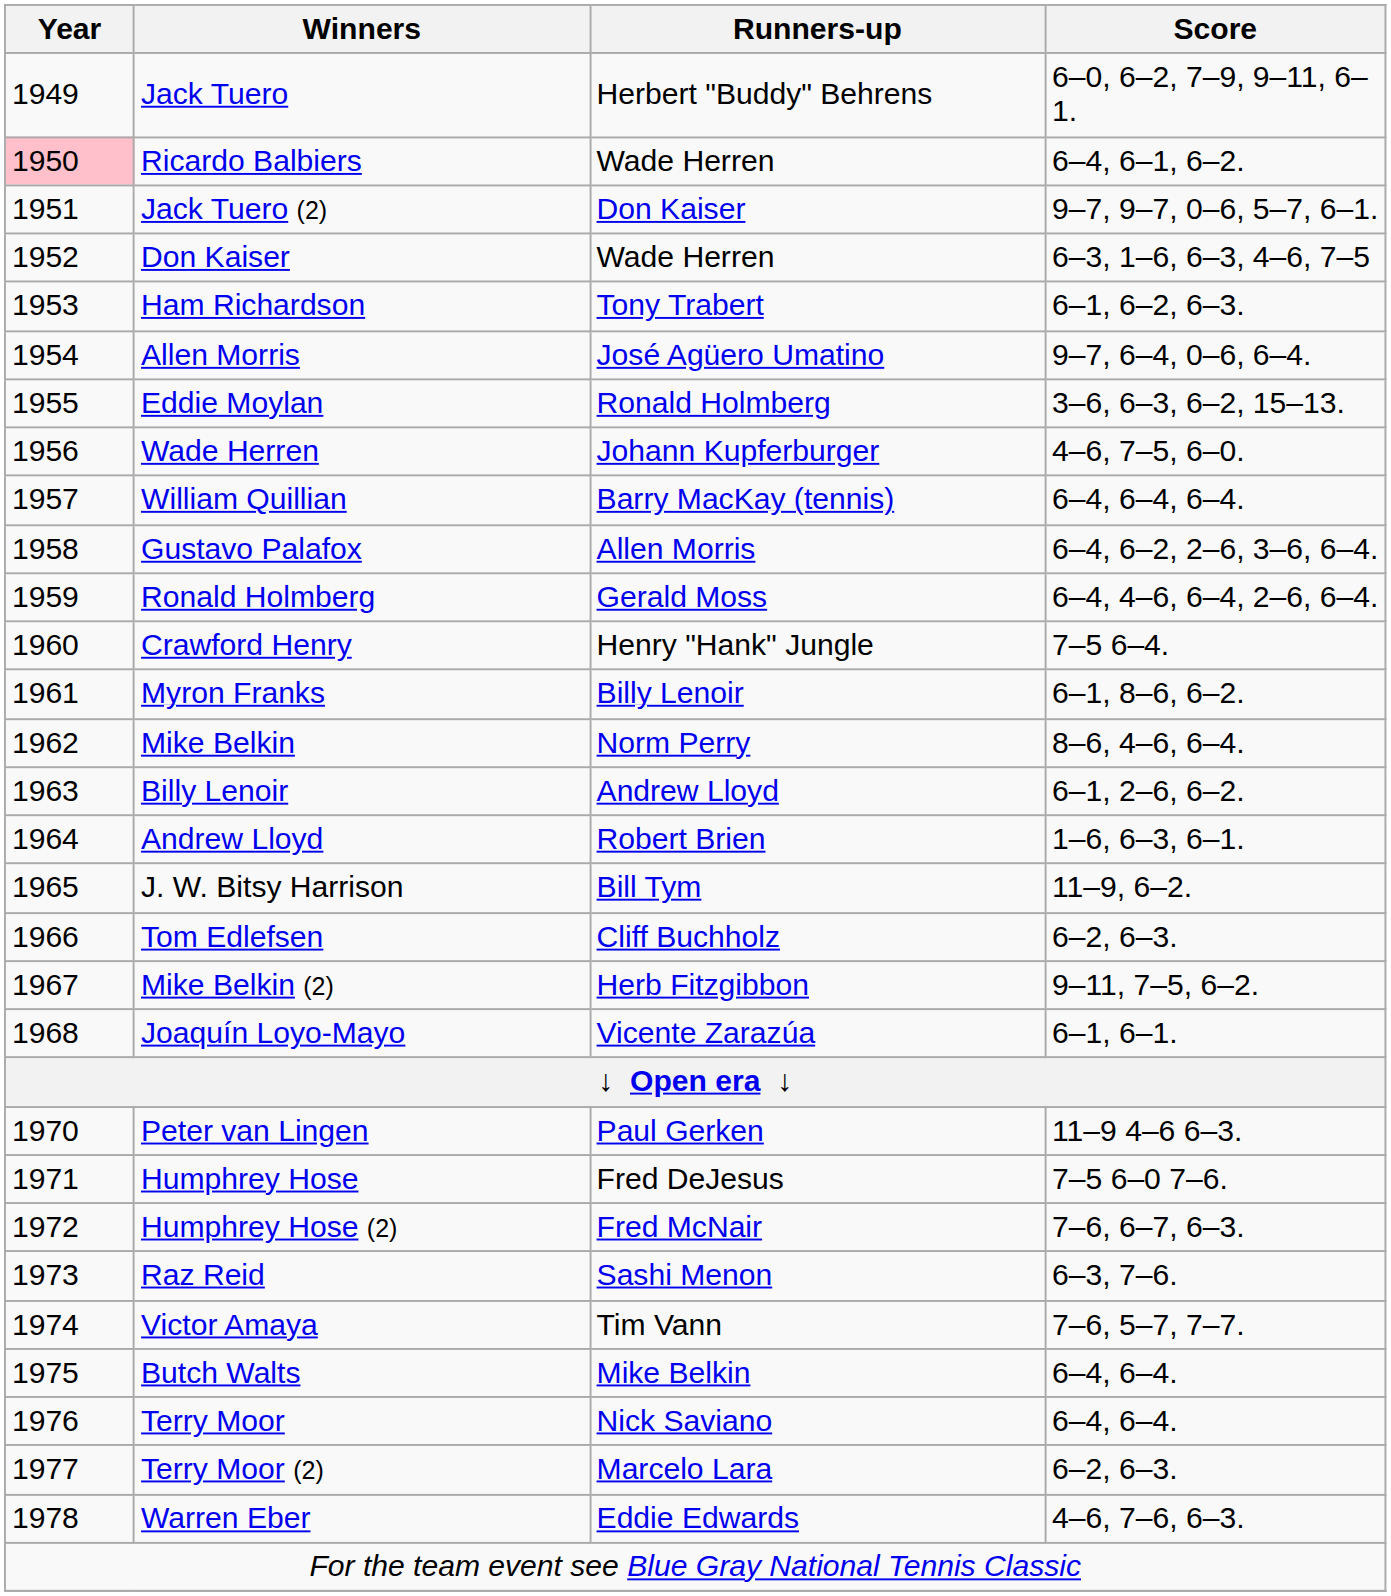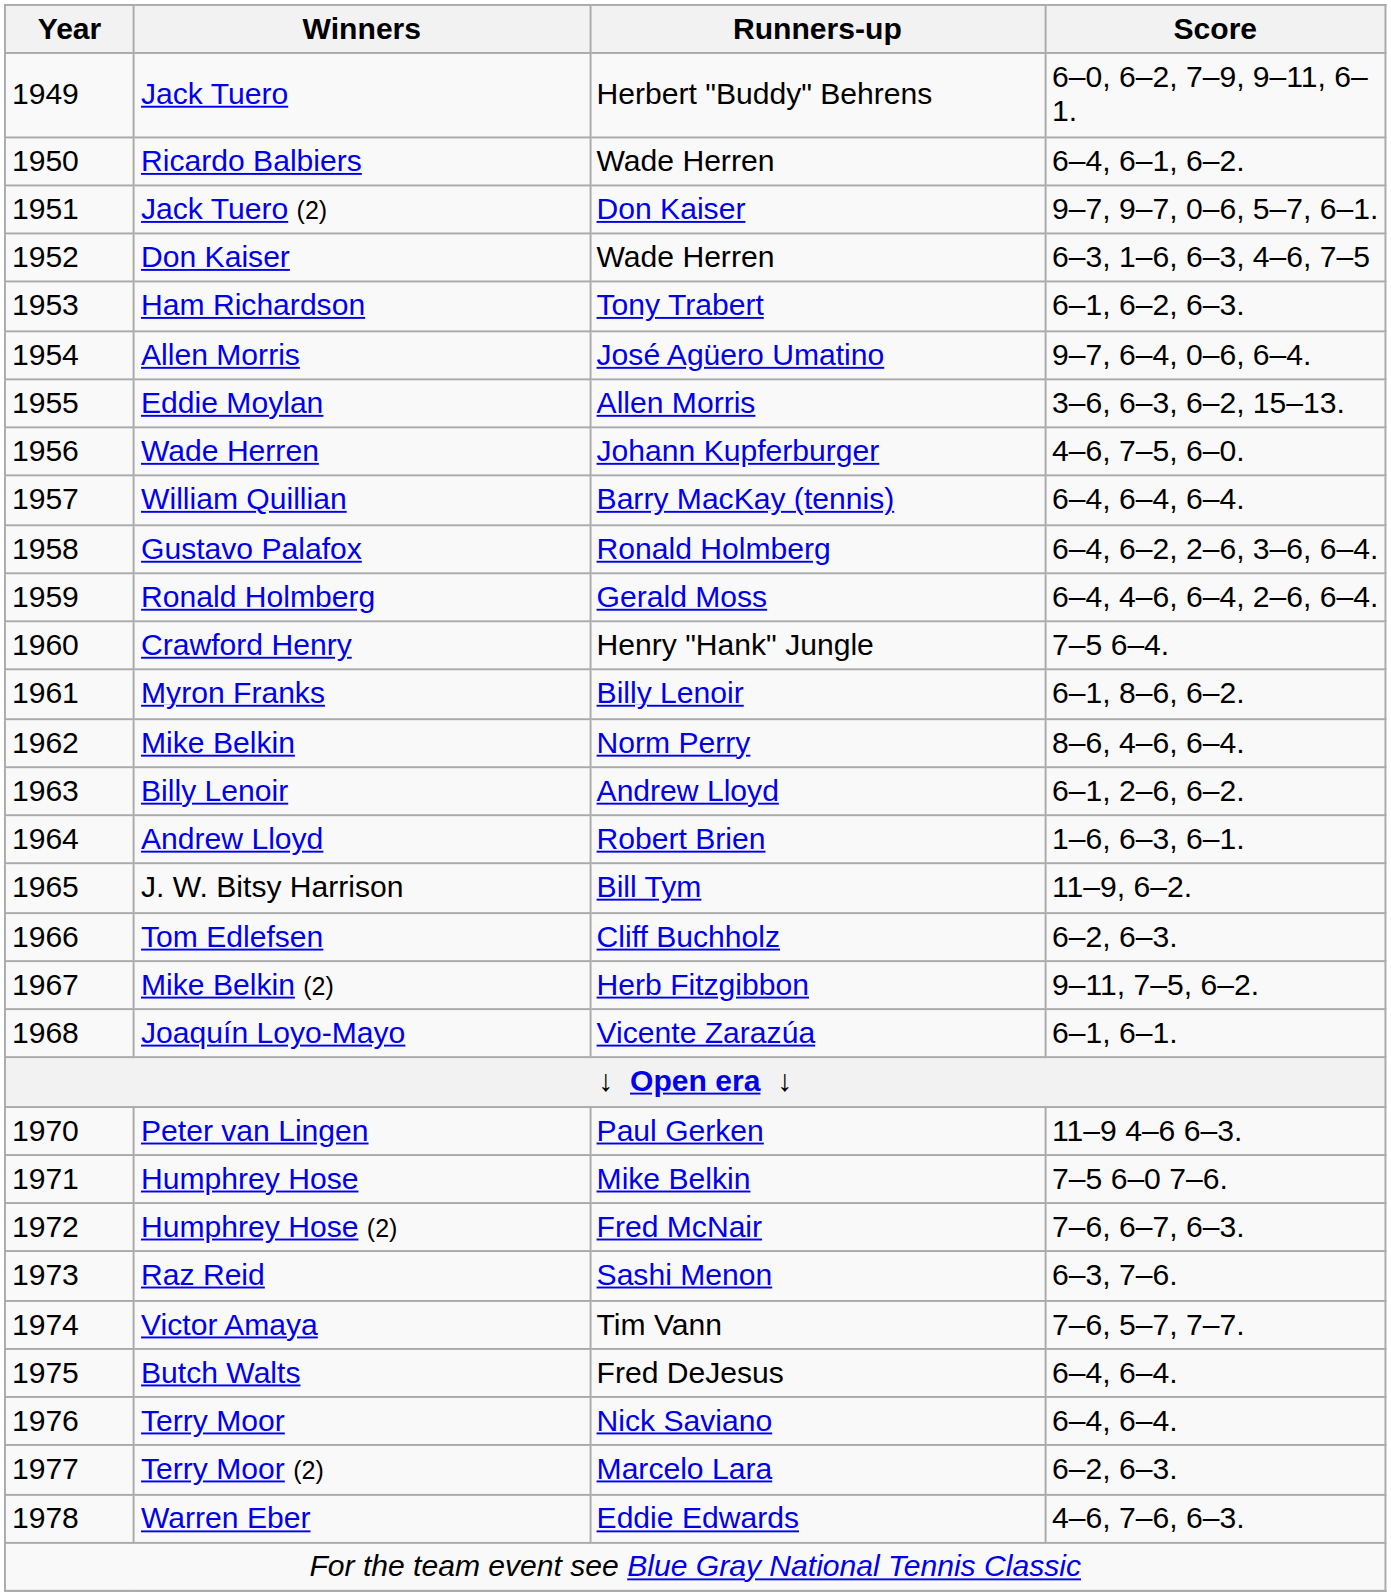(45, 159) pink background -> (45, 159) no background
(714, 402) Ronald Holmberg -> (676, 402) Allen Morris
(676, 547) Allen Morris -> (714, 547) Ronald Holmberg
(690, 1178) Fred DeJesus -> (673, 1178) Mike Belkin
(673, 1371) Mike Belkin -> (690, 1371) Fred DeJesus
